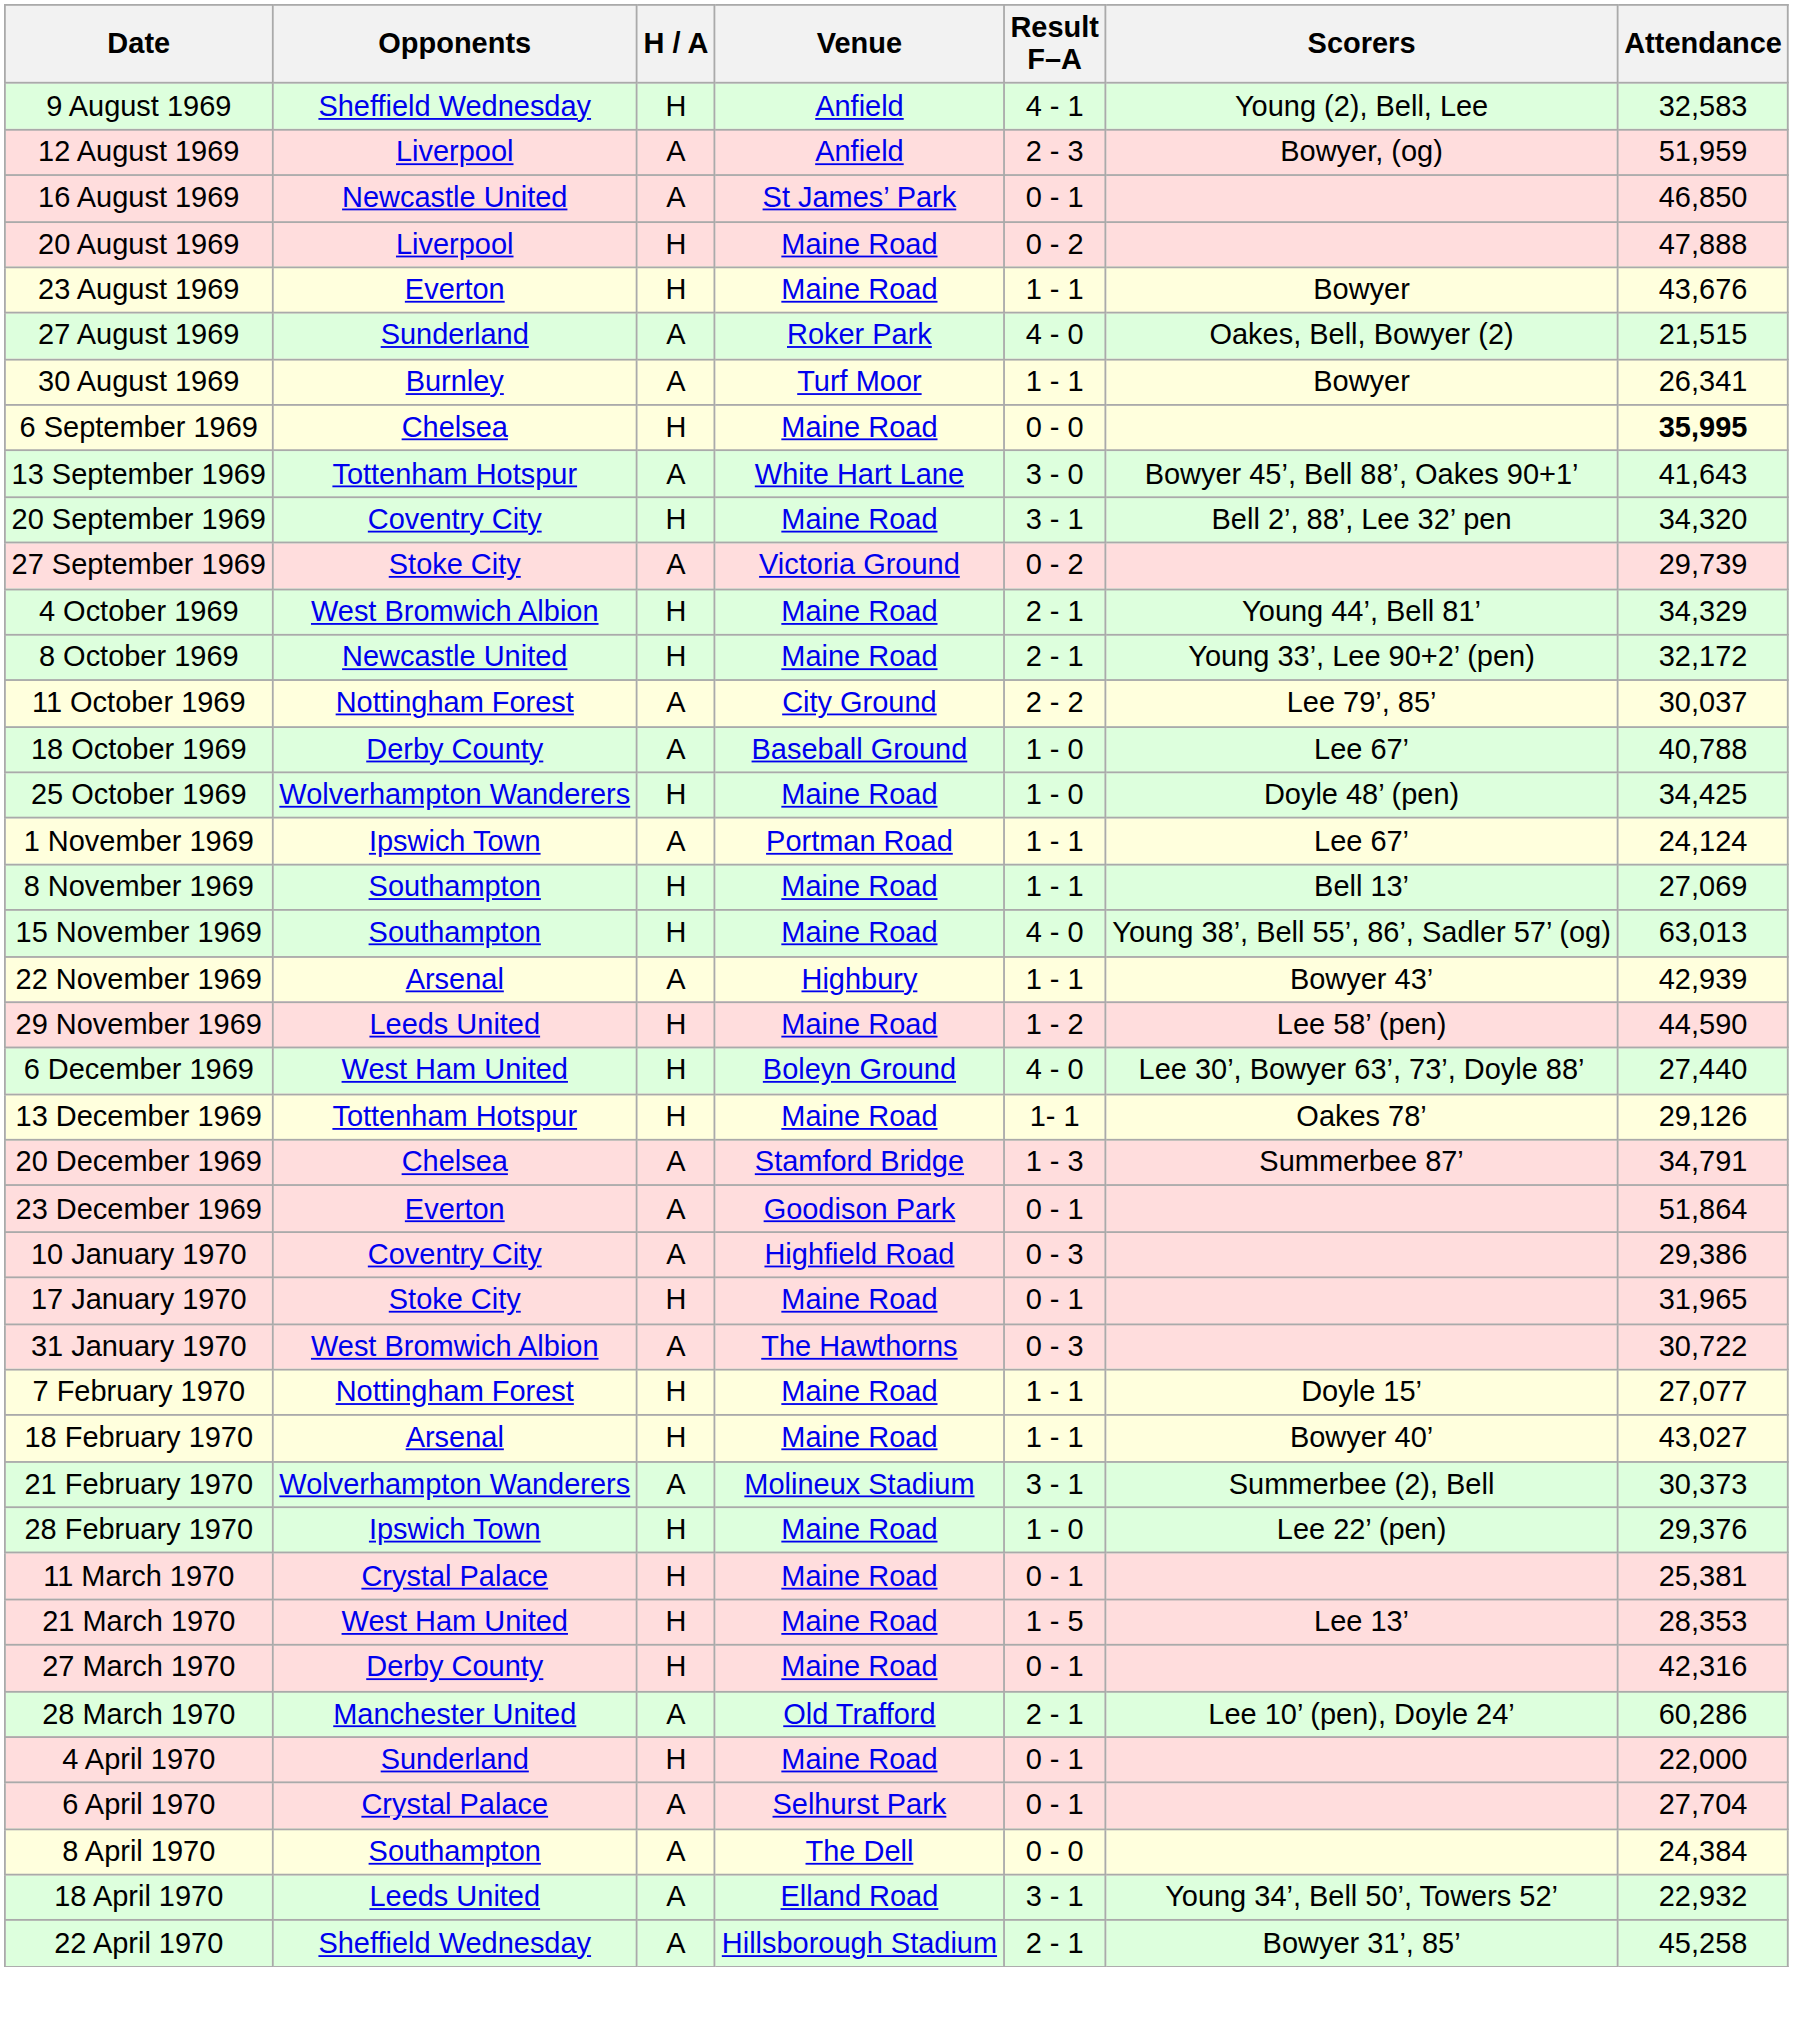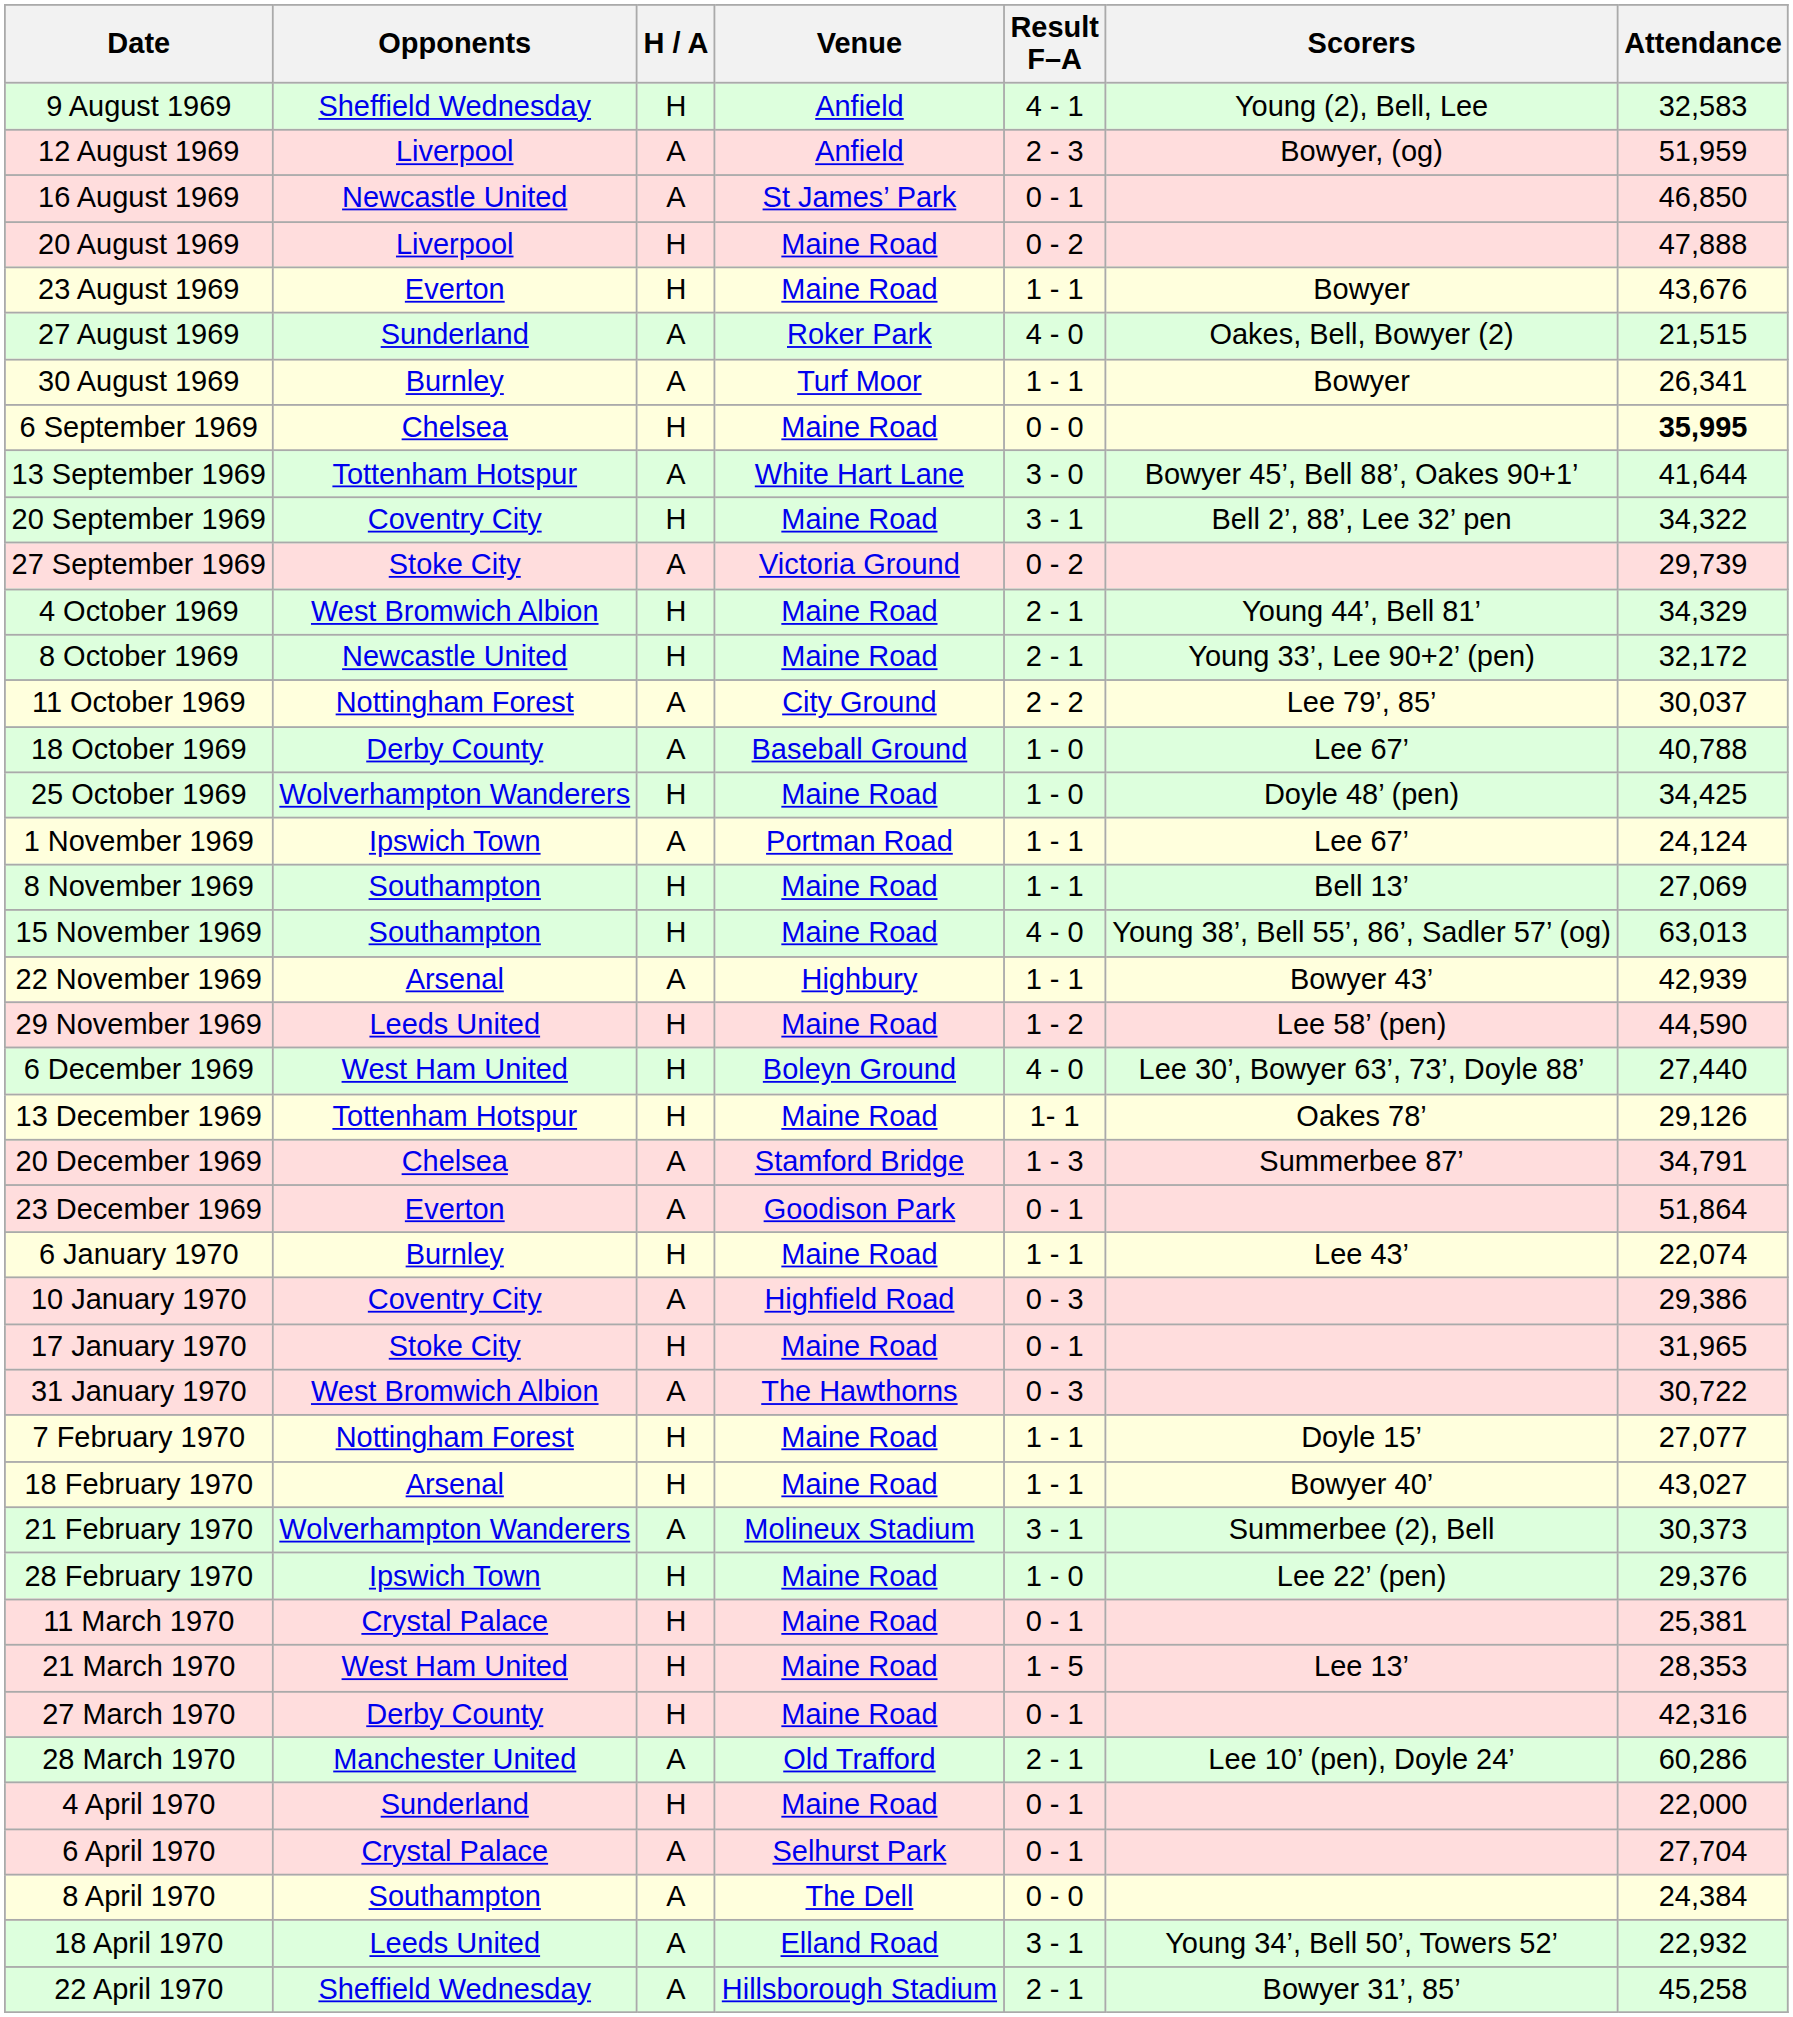(1703, 473) 41,643 -> (1703, 473) 41,644
(1703, 519) 34,320 -> (1703, 519) 34,322
+ row: (139, 1254)
